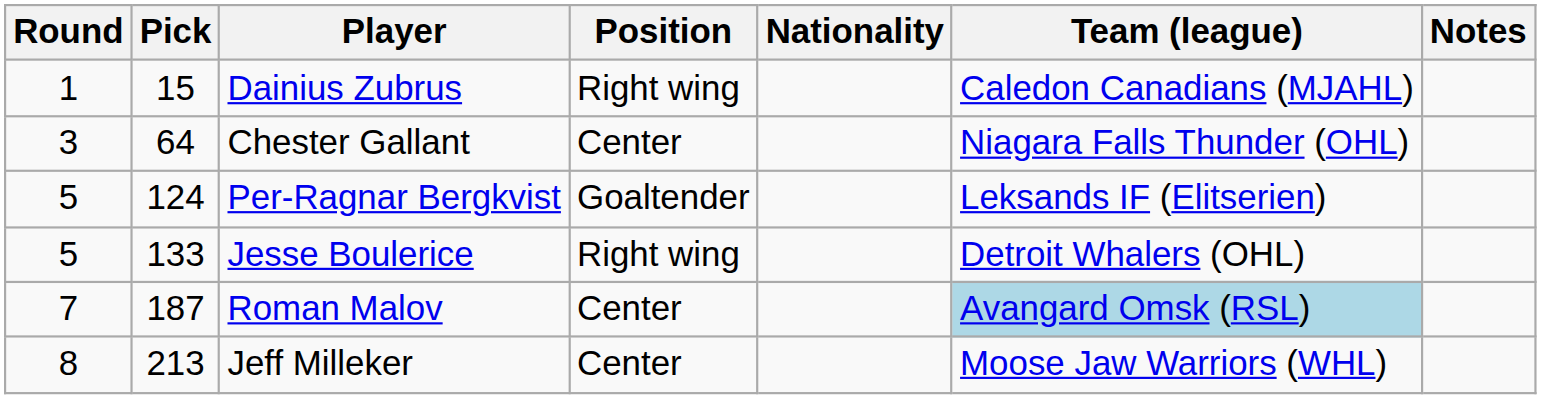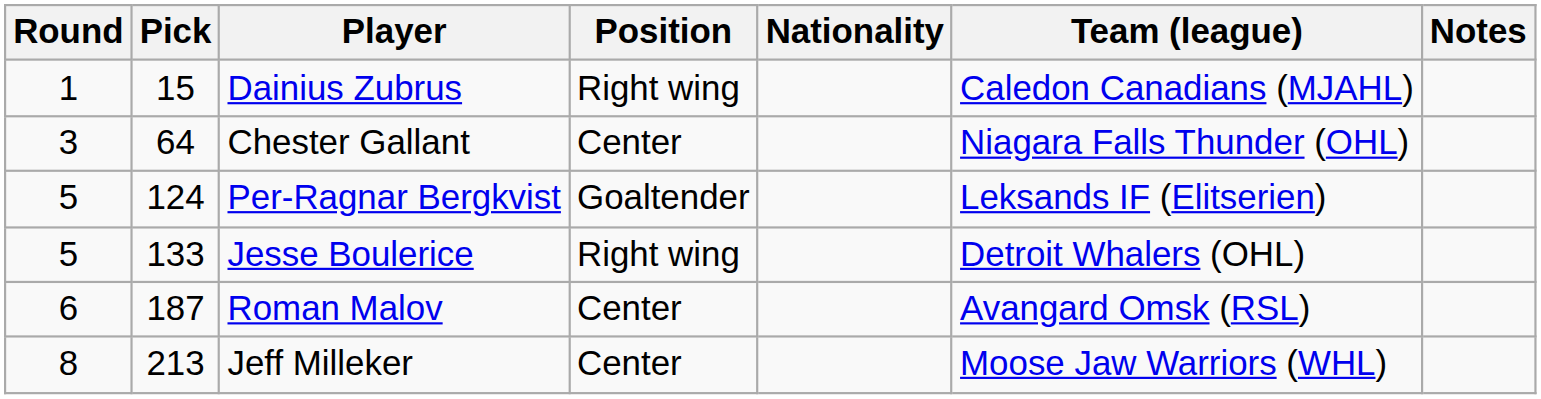(68, 308) 7 -> (68, 308) 6
(1135, 308) lightblue background -> (1135, 308) no background
